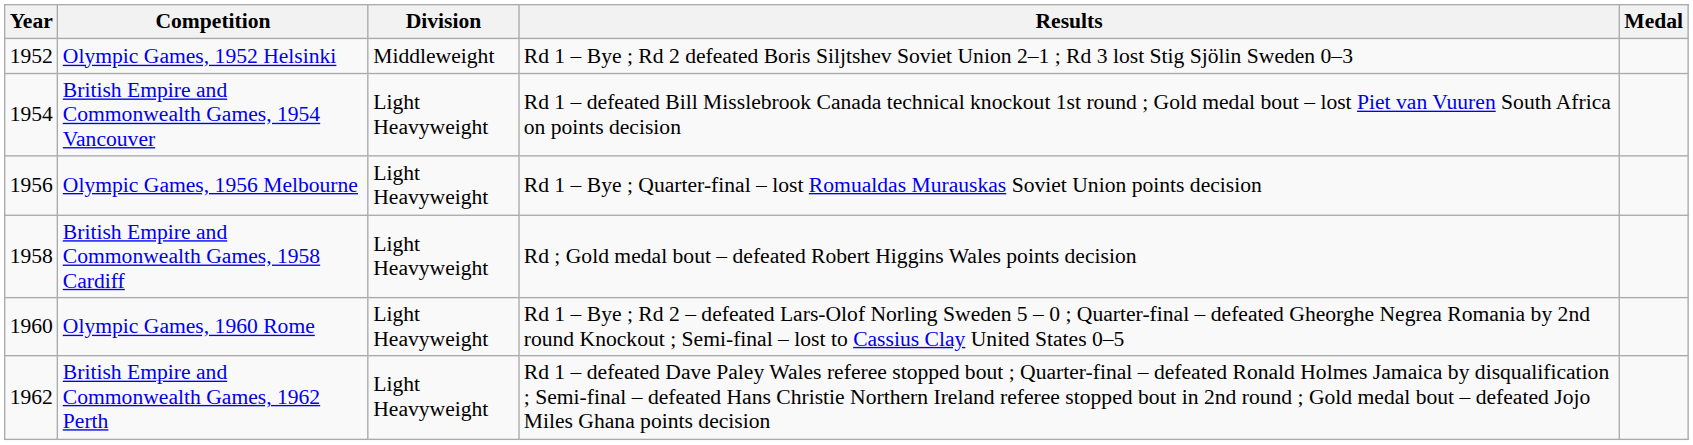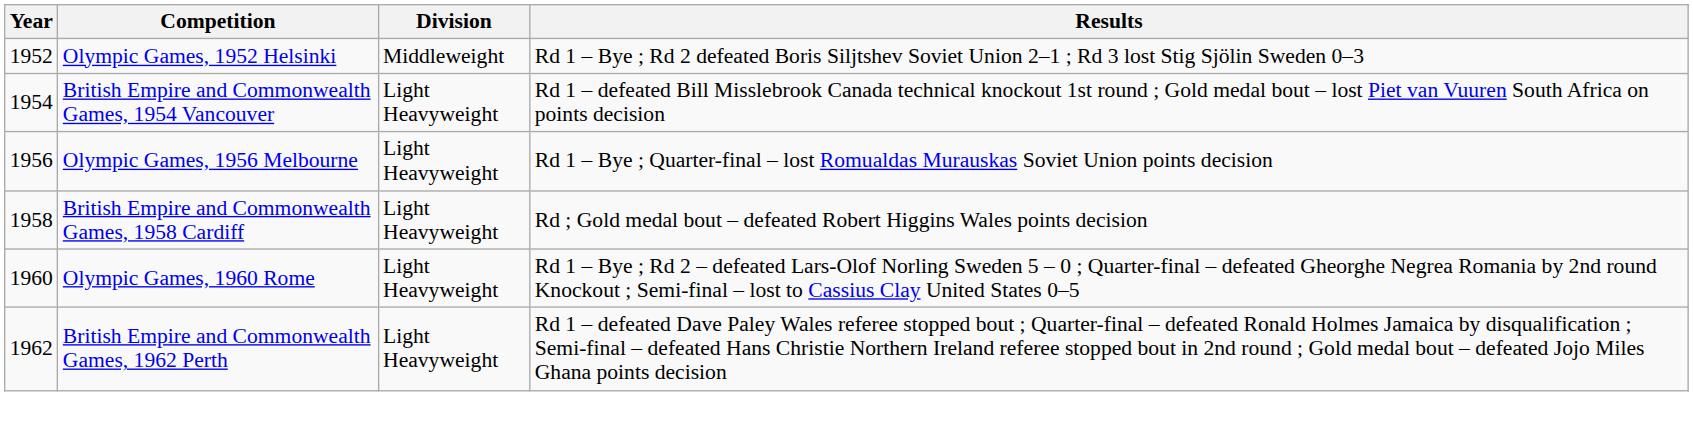- column: (1654, 21)
